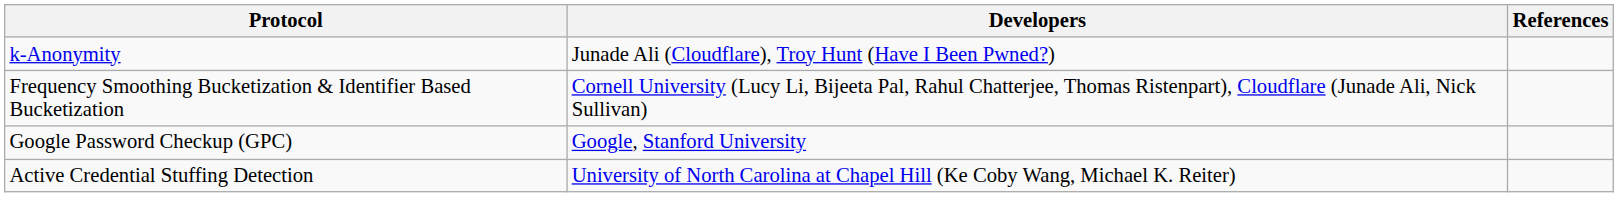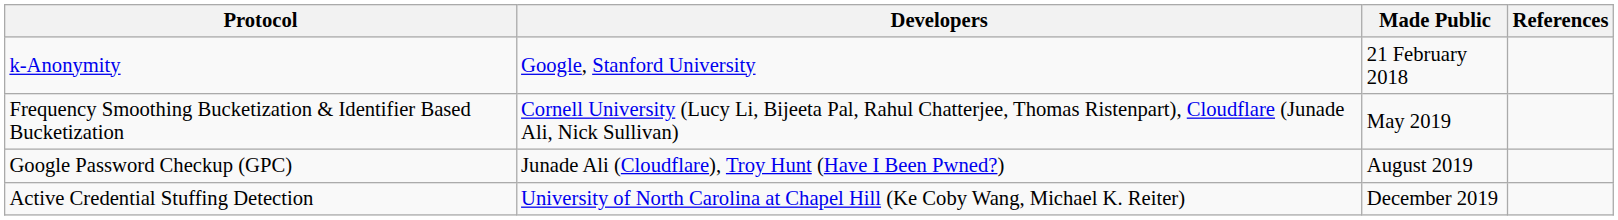+ column: (1435, 20)
(813, 53) Junade Ali (Cloudflare), Troy Hunt (Have I Been Pwned?) -> (638, 65) Google, Stanford University
(689, 142) Google, Stanford University -> (763, 165) Junade Ali (Cloudflare), Troy Hunt (Have I Been Pwned?)
